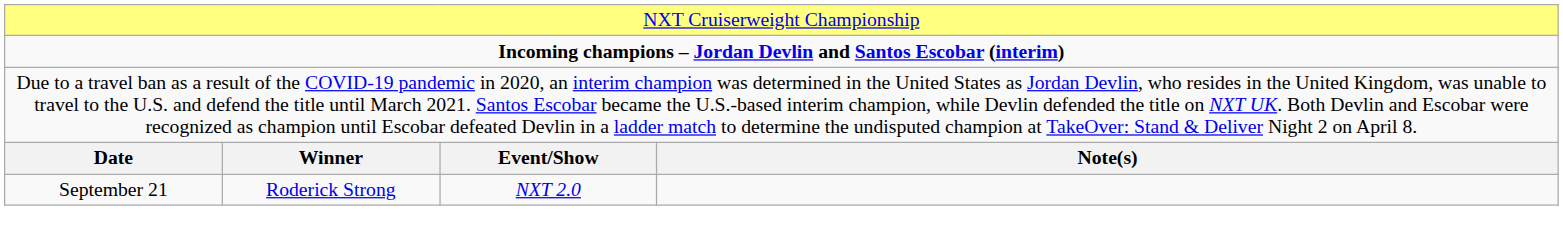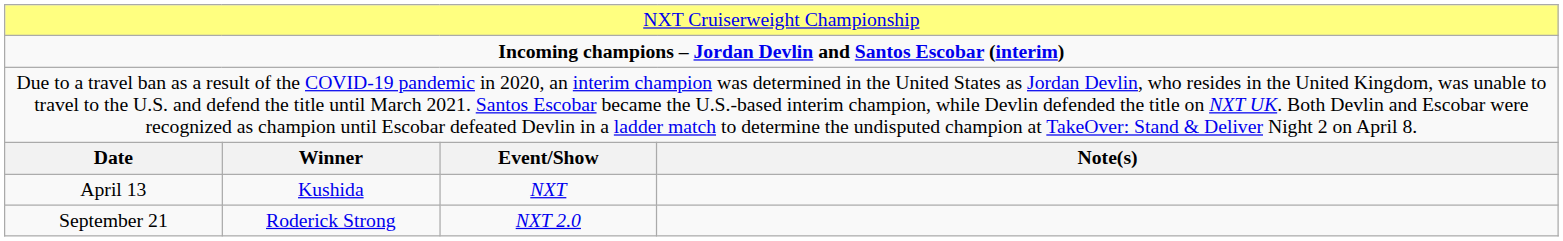+ row: (113, 189)
